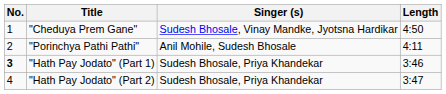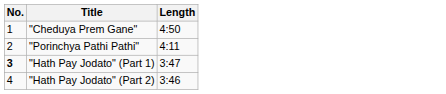- column: (279, 13)
(413, 64) 3:46 -> (170, 64) 3:47
(413, 81) 3:47 -> (170, 81) 3:46
